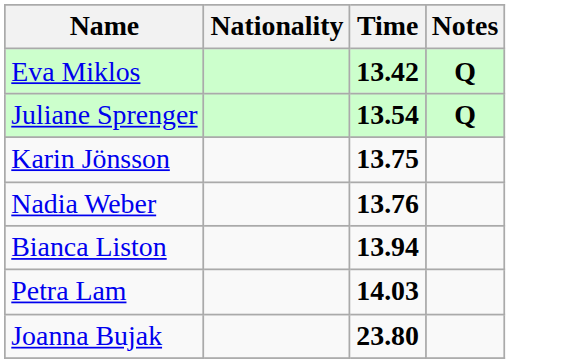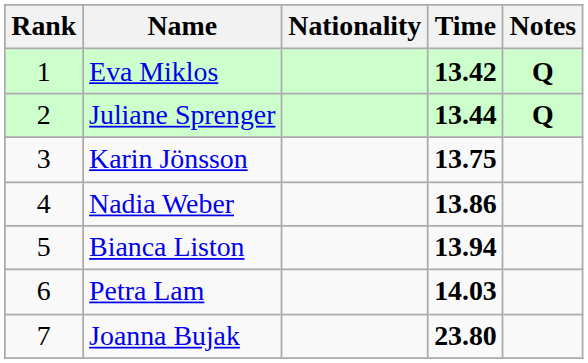+ column: (44, 26)
(388, 114) 13.54 -> (465, 114) 13.44
(388, 203) 13.76 -> (465, 203) 13.86
